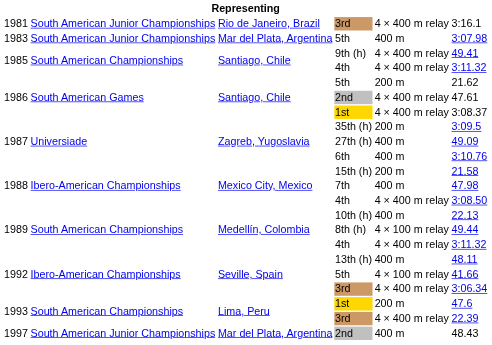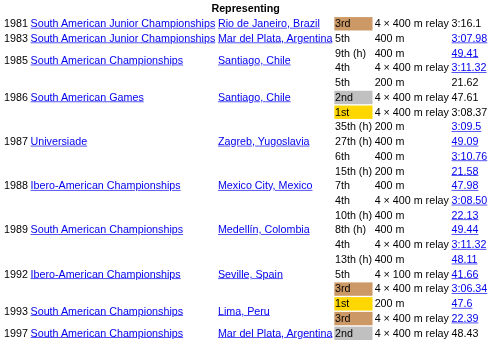(412, 53) 4 × 400 m relay -> (390, 53) 400 m
(412, 230) 4 × 100 m relay -> (390, 230) 400 m
(123, 333) South American Junior Championships -> (107, 333) South American Championships
(390, 333) 400 m -> (412, 333) 4 × 400 m relay
